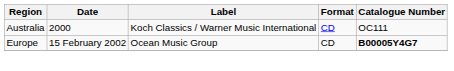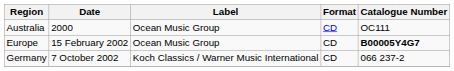(223, 27) Koch Classics / Warner Music International -> (176, 27) Ocean Music Group
+ row: (27, 58)
